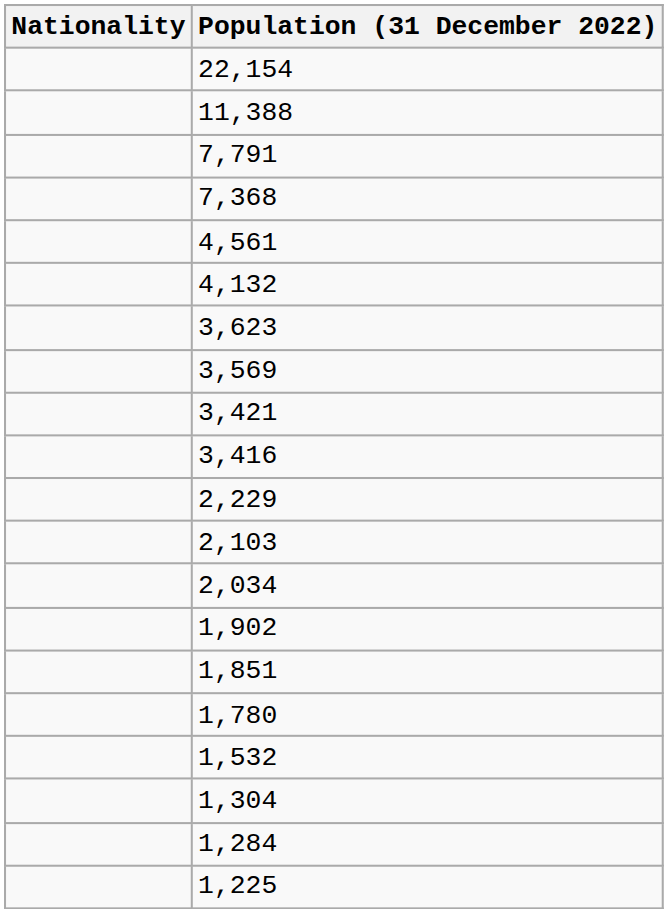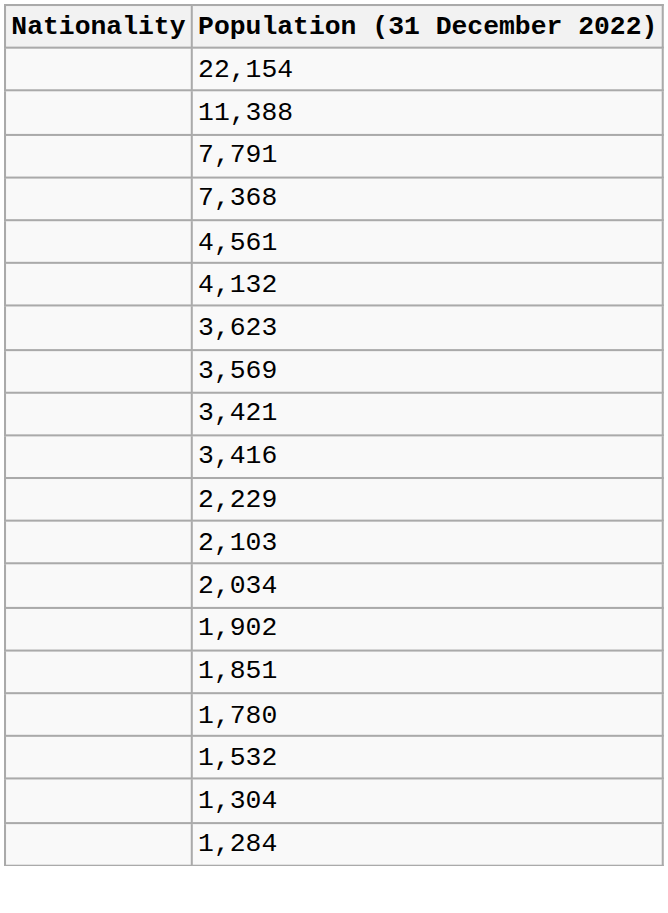- row: (238, 887)
